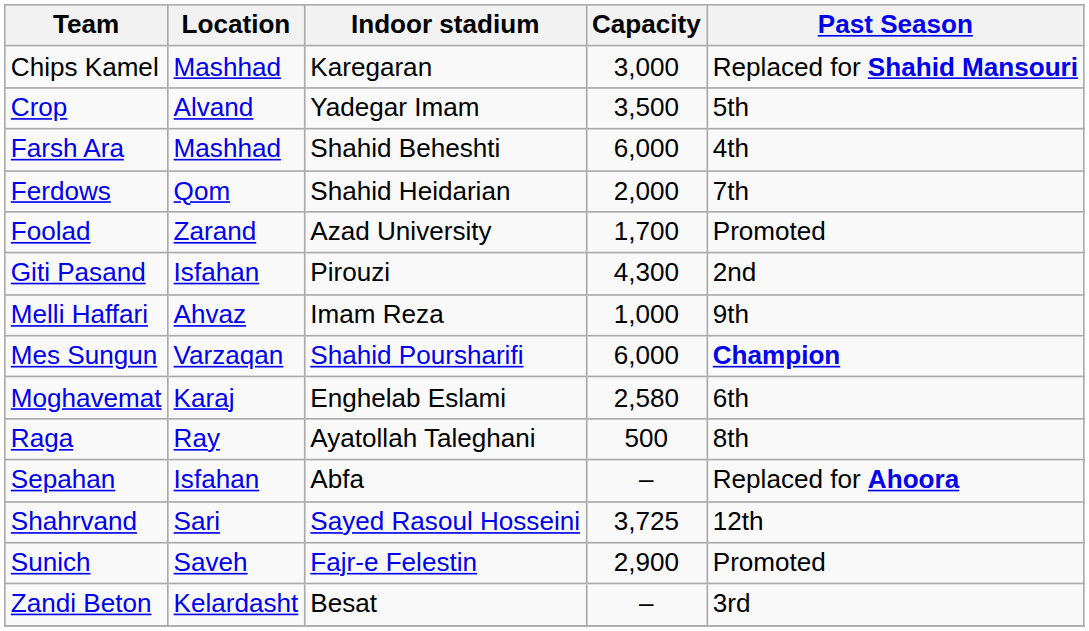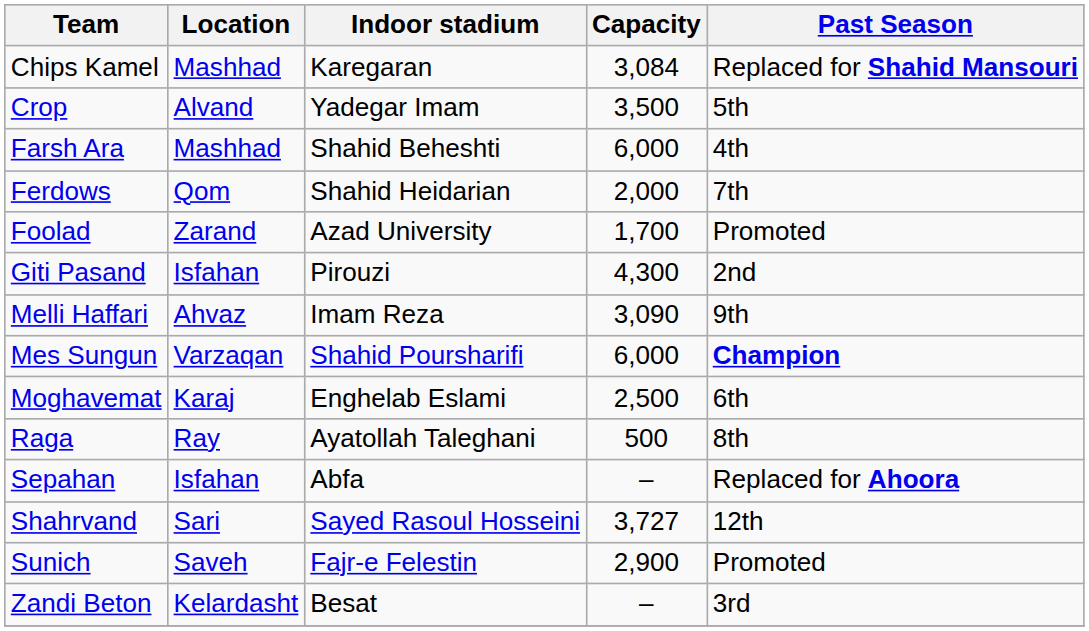(646, 66) 3,000 -> (646, 66) 3,084
(646, 314) 1,000 -> (646, 314) 3,090
(646, 397) 2,580 -> (646, 397) 2,500
(646, 521) 3,725 -> (646, 521) 3,727
